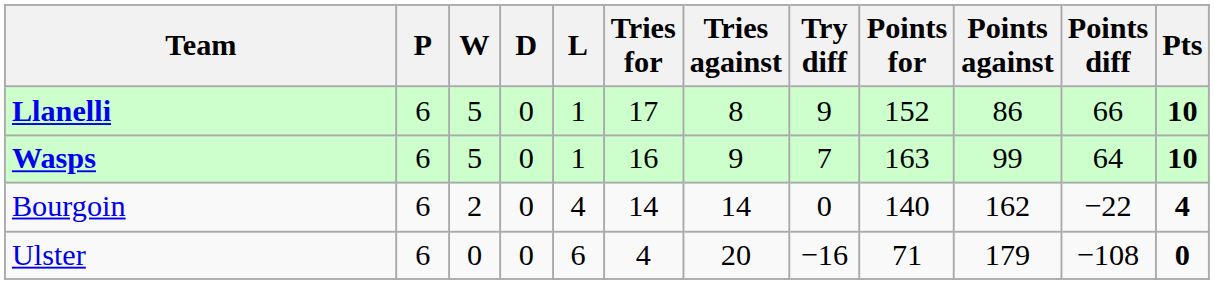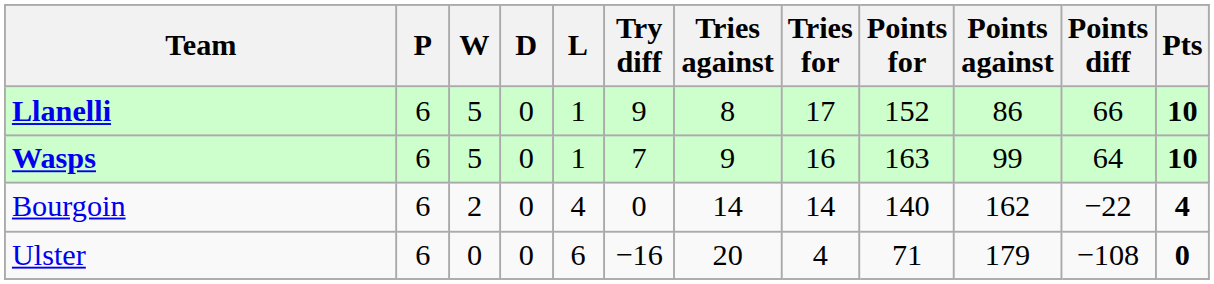columns swapped: (643, 45) <-> (824, 45)
